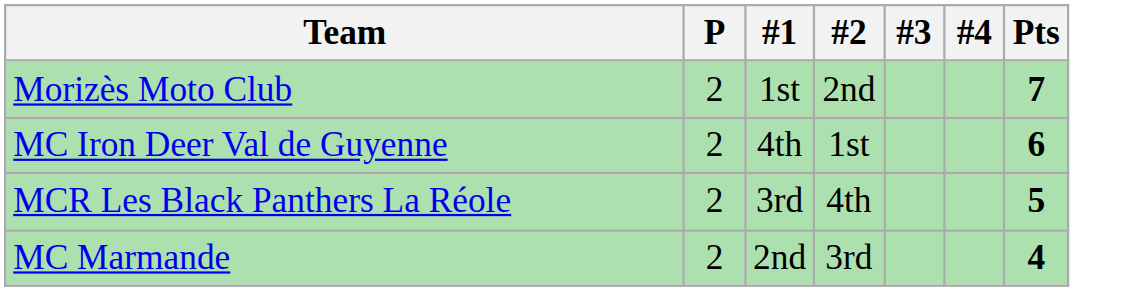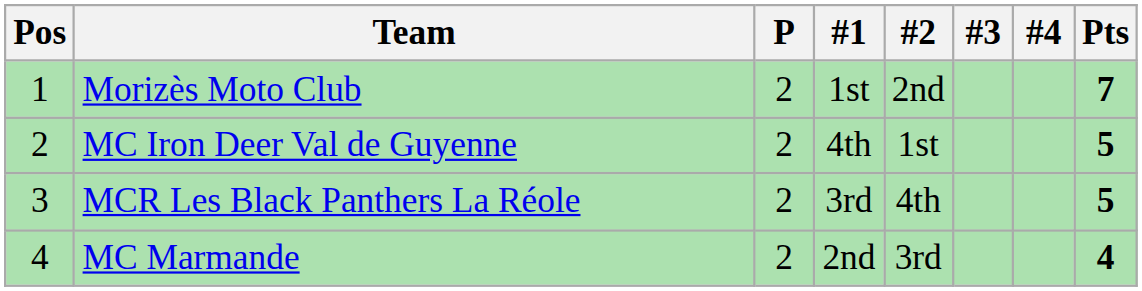+ column: (40, 32)
(1036, 144) 6 -> (1106, 144) 5
